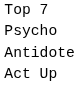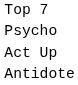rows swapped: (31, 74) <-> (40, 53)
